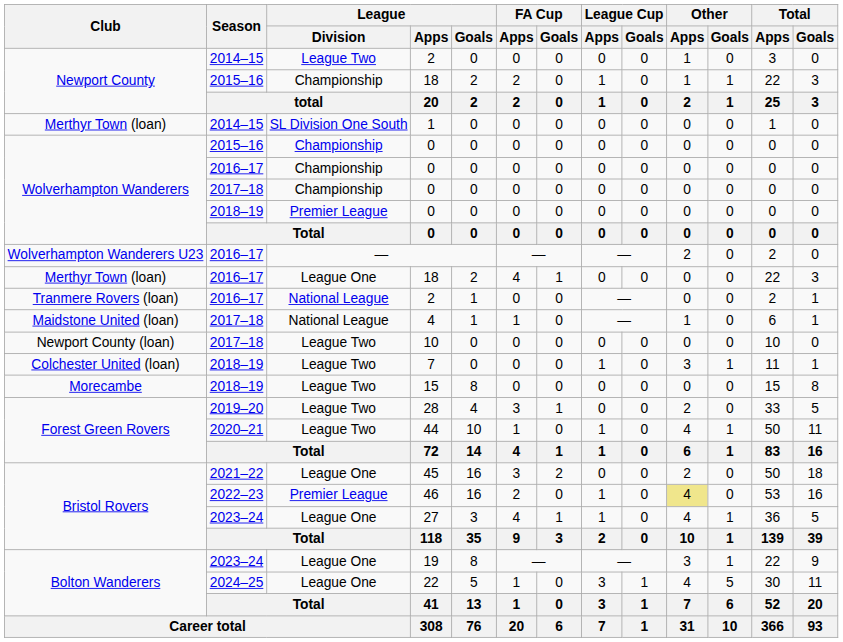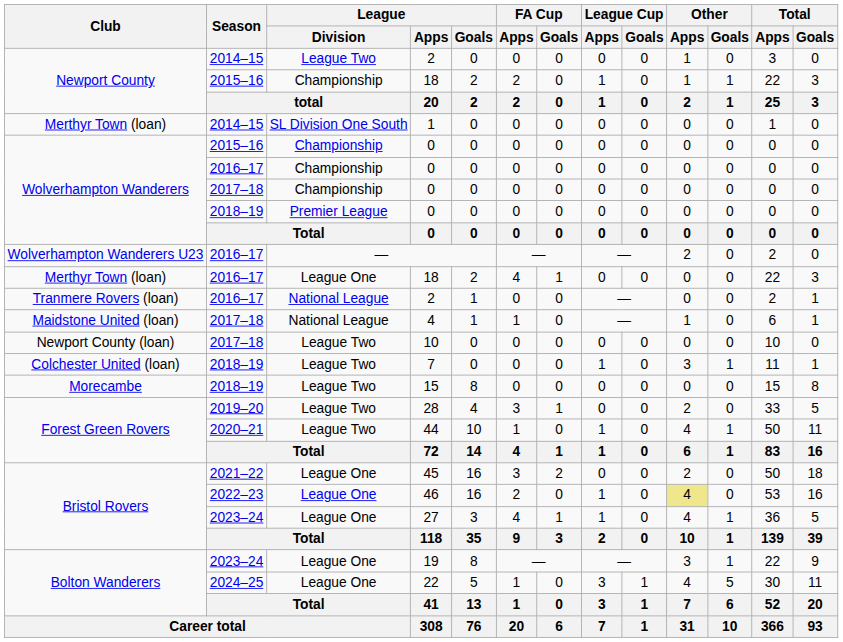(339, 495) Premier League -> (339, 495) League One
